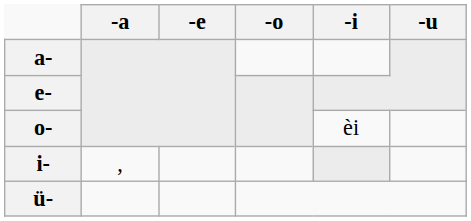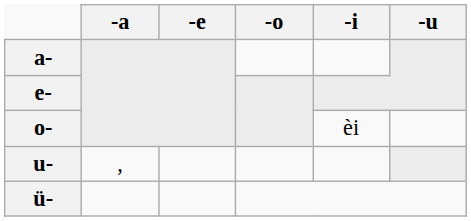- row: (43, 163)
+ row: (43, 163)
